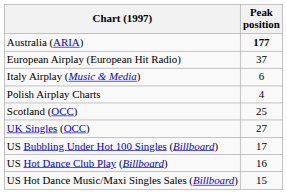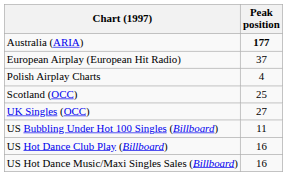- row: (74, 77)
(261, 146) 17 -> (261, 128) 11
(261, 180) 15 -> (261, 163) 16
